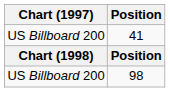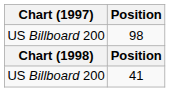rows swapped: (136, 35) <-> (136, 76)
